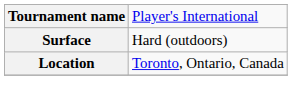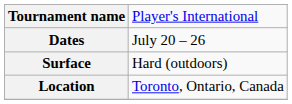+ row: (67, 39)
